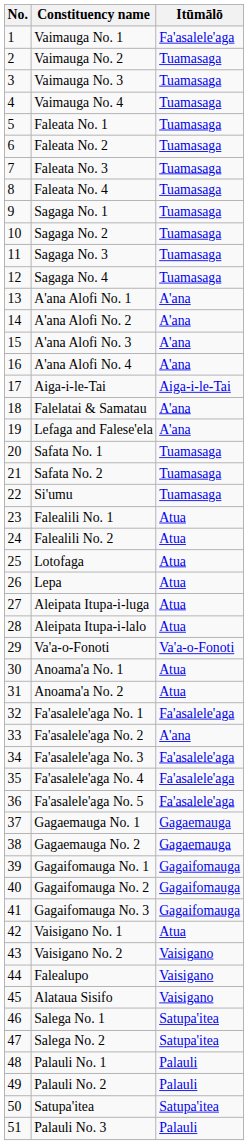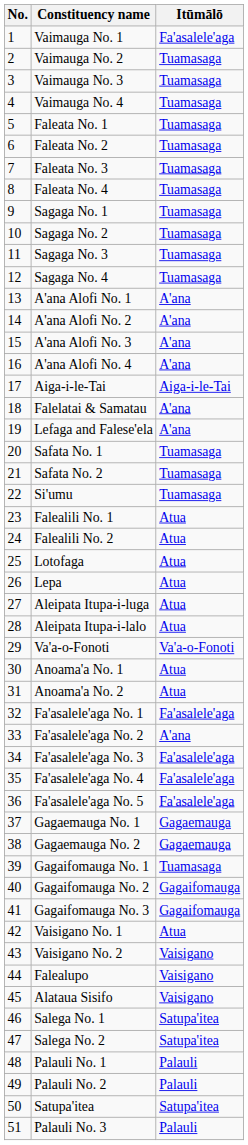(200, 866) Gagaifomauga -> (190, 866) Tuamasaga
